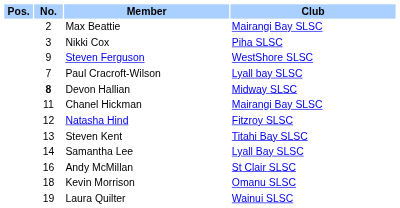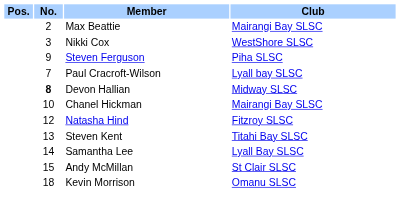(257, 42) Piha SLSC -> (272, 42) WestShore SLSC
(272, 58) WestShore SLSC -> (257, 58) Piha SLSC
(48, 105) 11 -> (48, 105) 10
(48, 167) 16 -> (48, 167) 15
- row: (95, 198)
